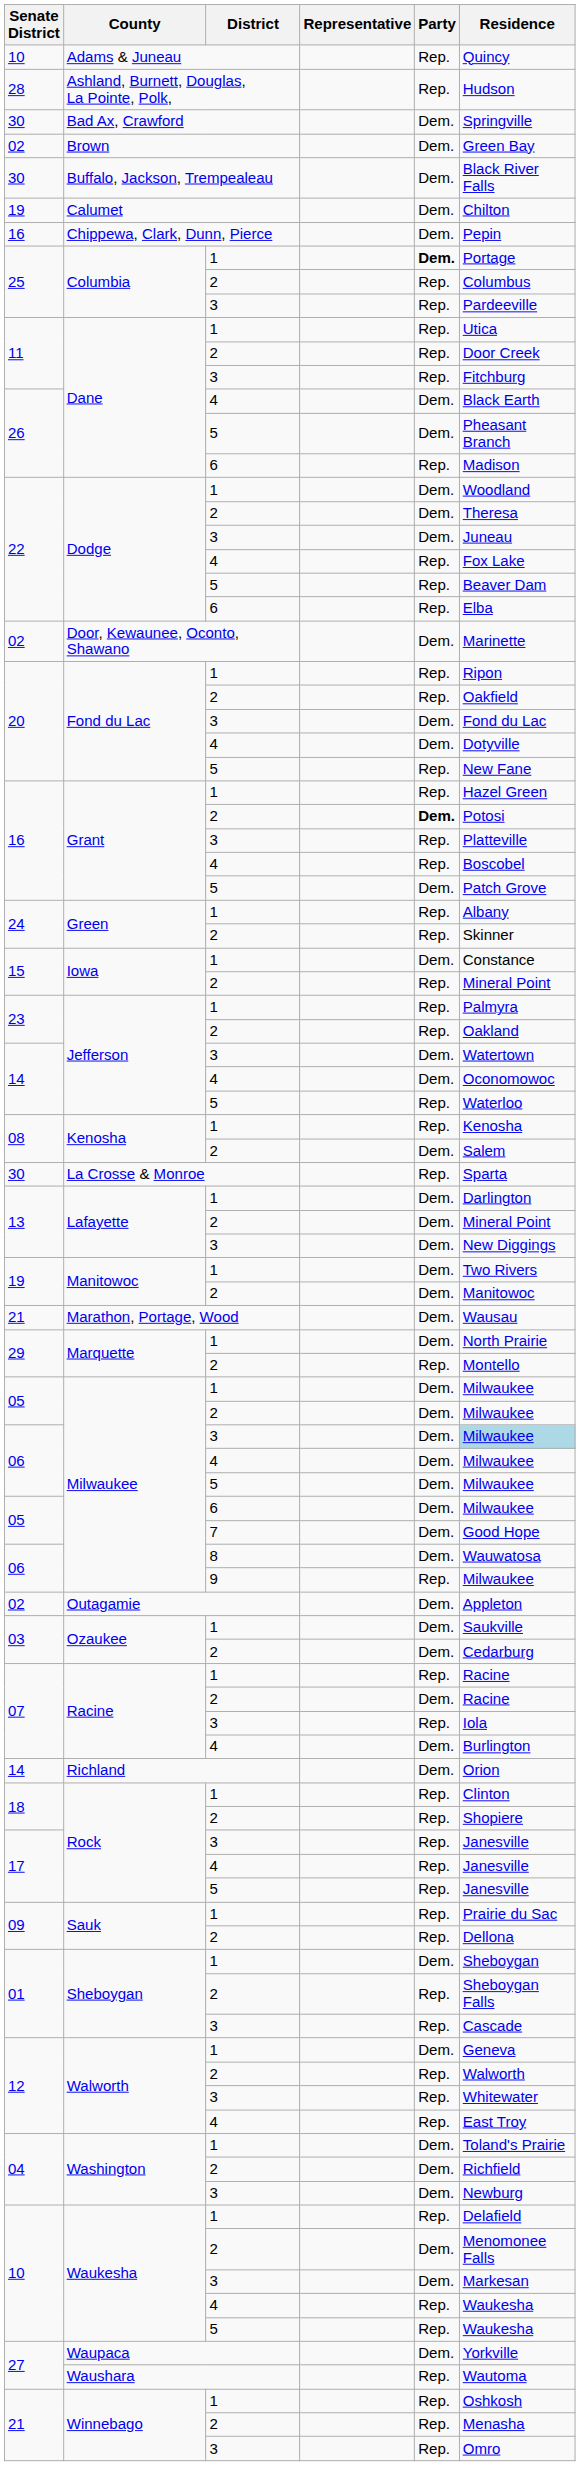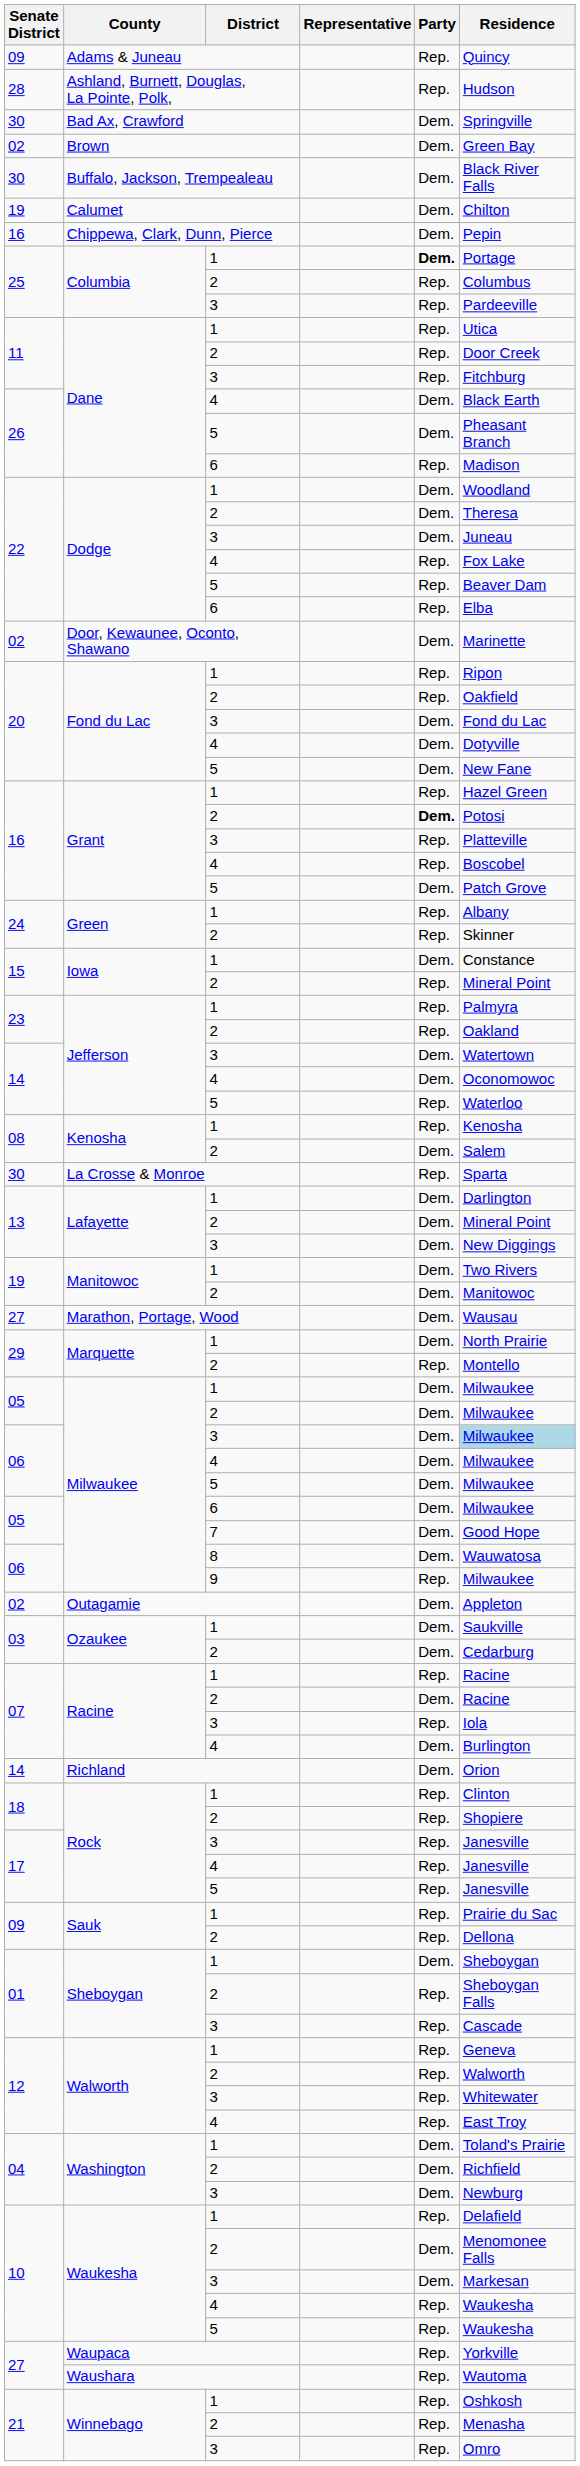(16, 57) 10 -> (16, 57) 09
(434, 768) Rep. -> (436, 768) Dem.
(16, 1317) 21 -> (16, 1317) 27
(436, 2049) Dem. -> (434, 2049) Rep.
(436, 2353) Dem. -> (434, 2353) Rep.
